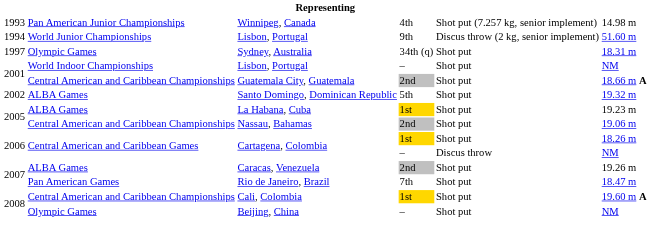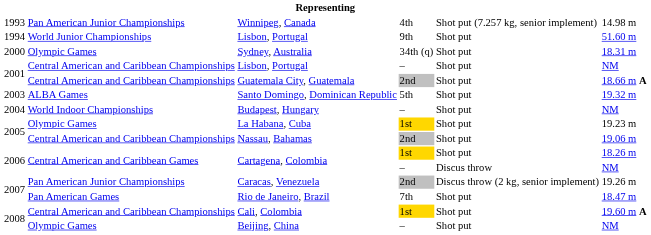(518, 37) Discus throw (2 kg, senior implement) -> (454, 37) Shot put
(15, 51) 1997 -> (15, 51) 2000
(90, 66) World Indoor Championships -> (131, 66) Central American and Caribbean Championships
(15, 95) 2002 -> (15, 95) 2003
+ row: (278, 109)
(58, 109) ALBA Games -> (62, 124) Olympic Games
(58, 167) ALBA Games -> (106, 182) Pan American Junior Championships
(454, 167) Shot put -> (518, 182) Discus throw (2 kg, senior implement)
